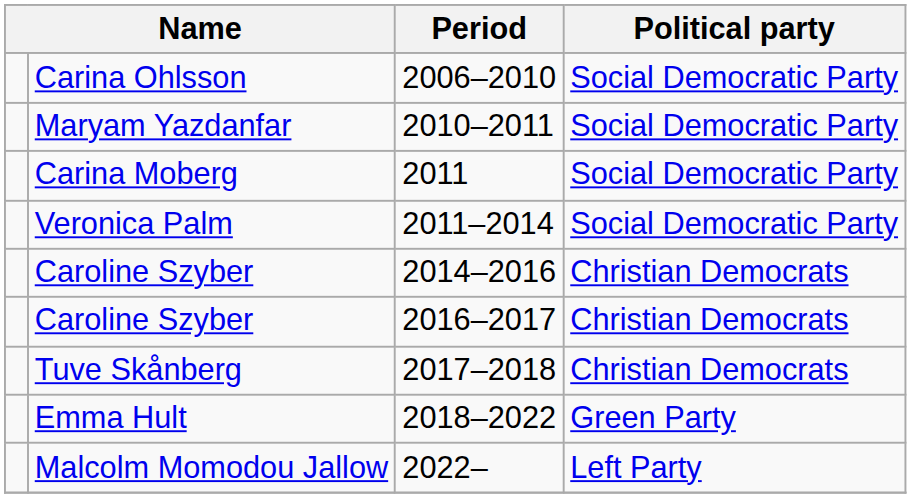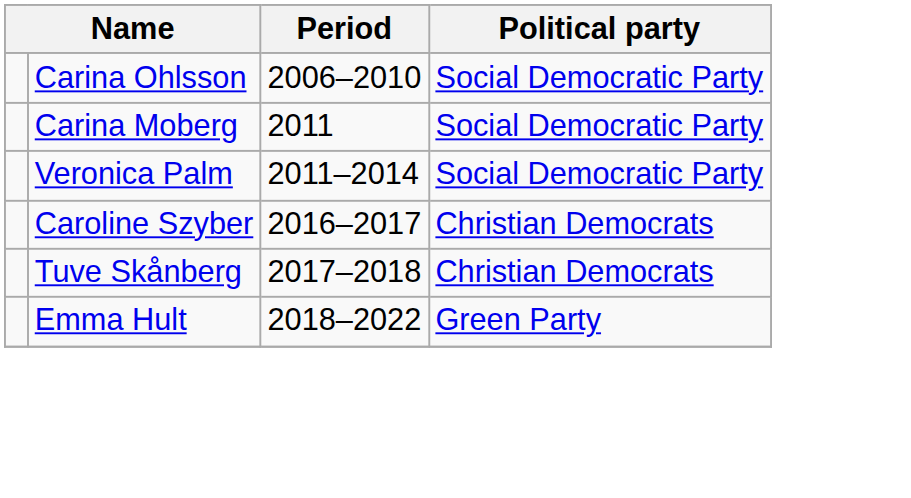- row: (478, 126)
- row: (479, 272)
- row: (445, 467)
